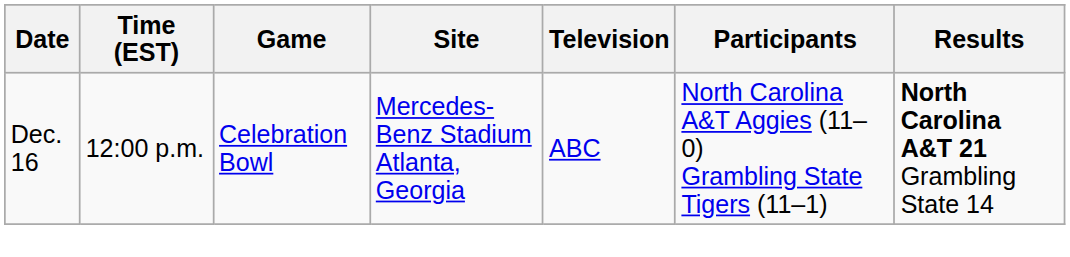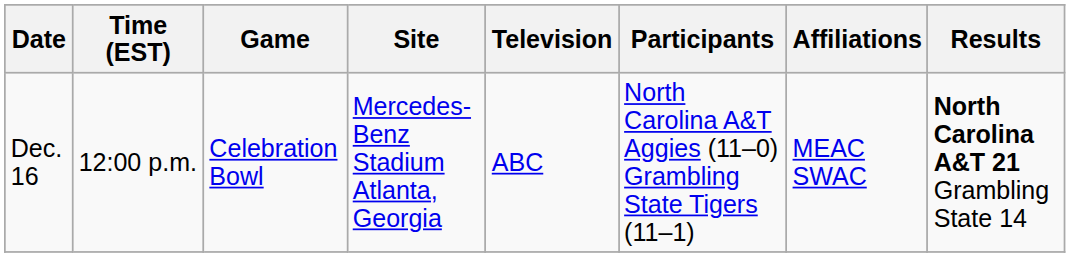+ column: (857, 39)
